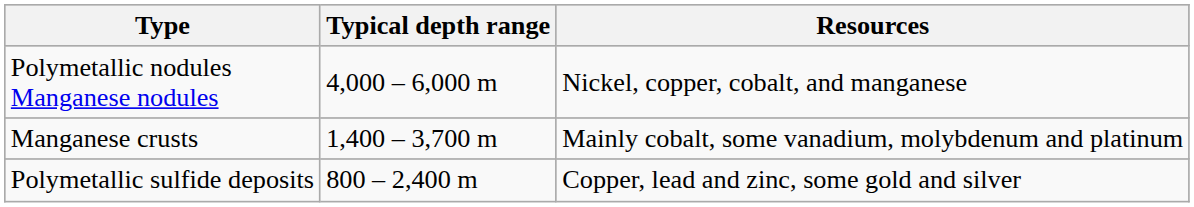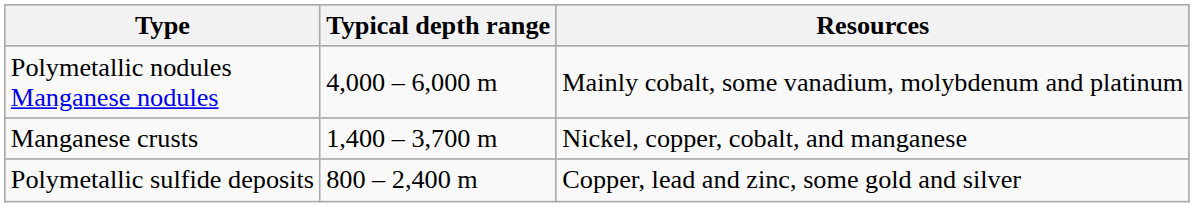(765, 81) Nickel, copper, cobalt, and manganese -> (873, 81) Mainly cobalt, some vanadium, molybdenum and platinum
(873, 138) Mainly cobalt, some vanadium, molybdenum and platinum -> (765, 138) Nickel, copper, cobalt, and manganese
